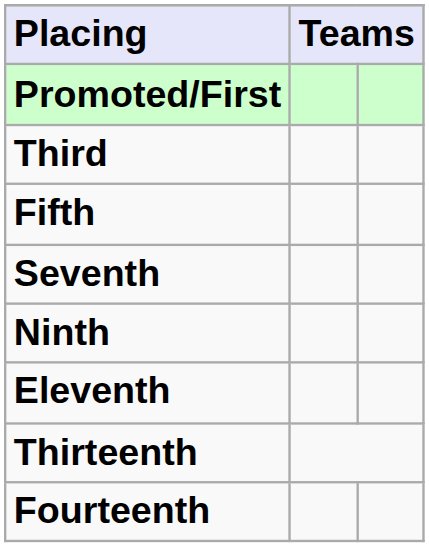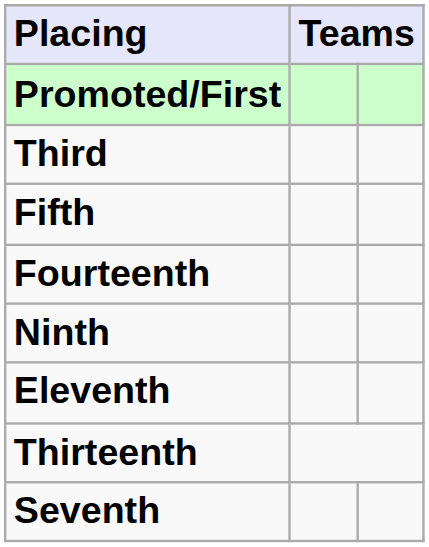rows swapped: (87, 272) <-> (112, 511)
